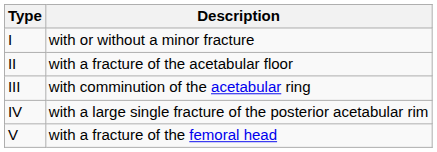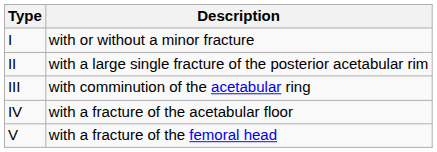(171, 64) with a fracture of the acetabular floor -> (239, 64) with a large single fracture of the posterior acetabular rim
(239, 111) with a large single fracture of the posterior acetabular rim -> (171, 111) with a fracture of the acetabular floor
